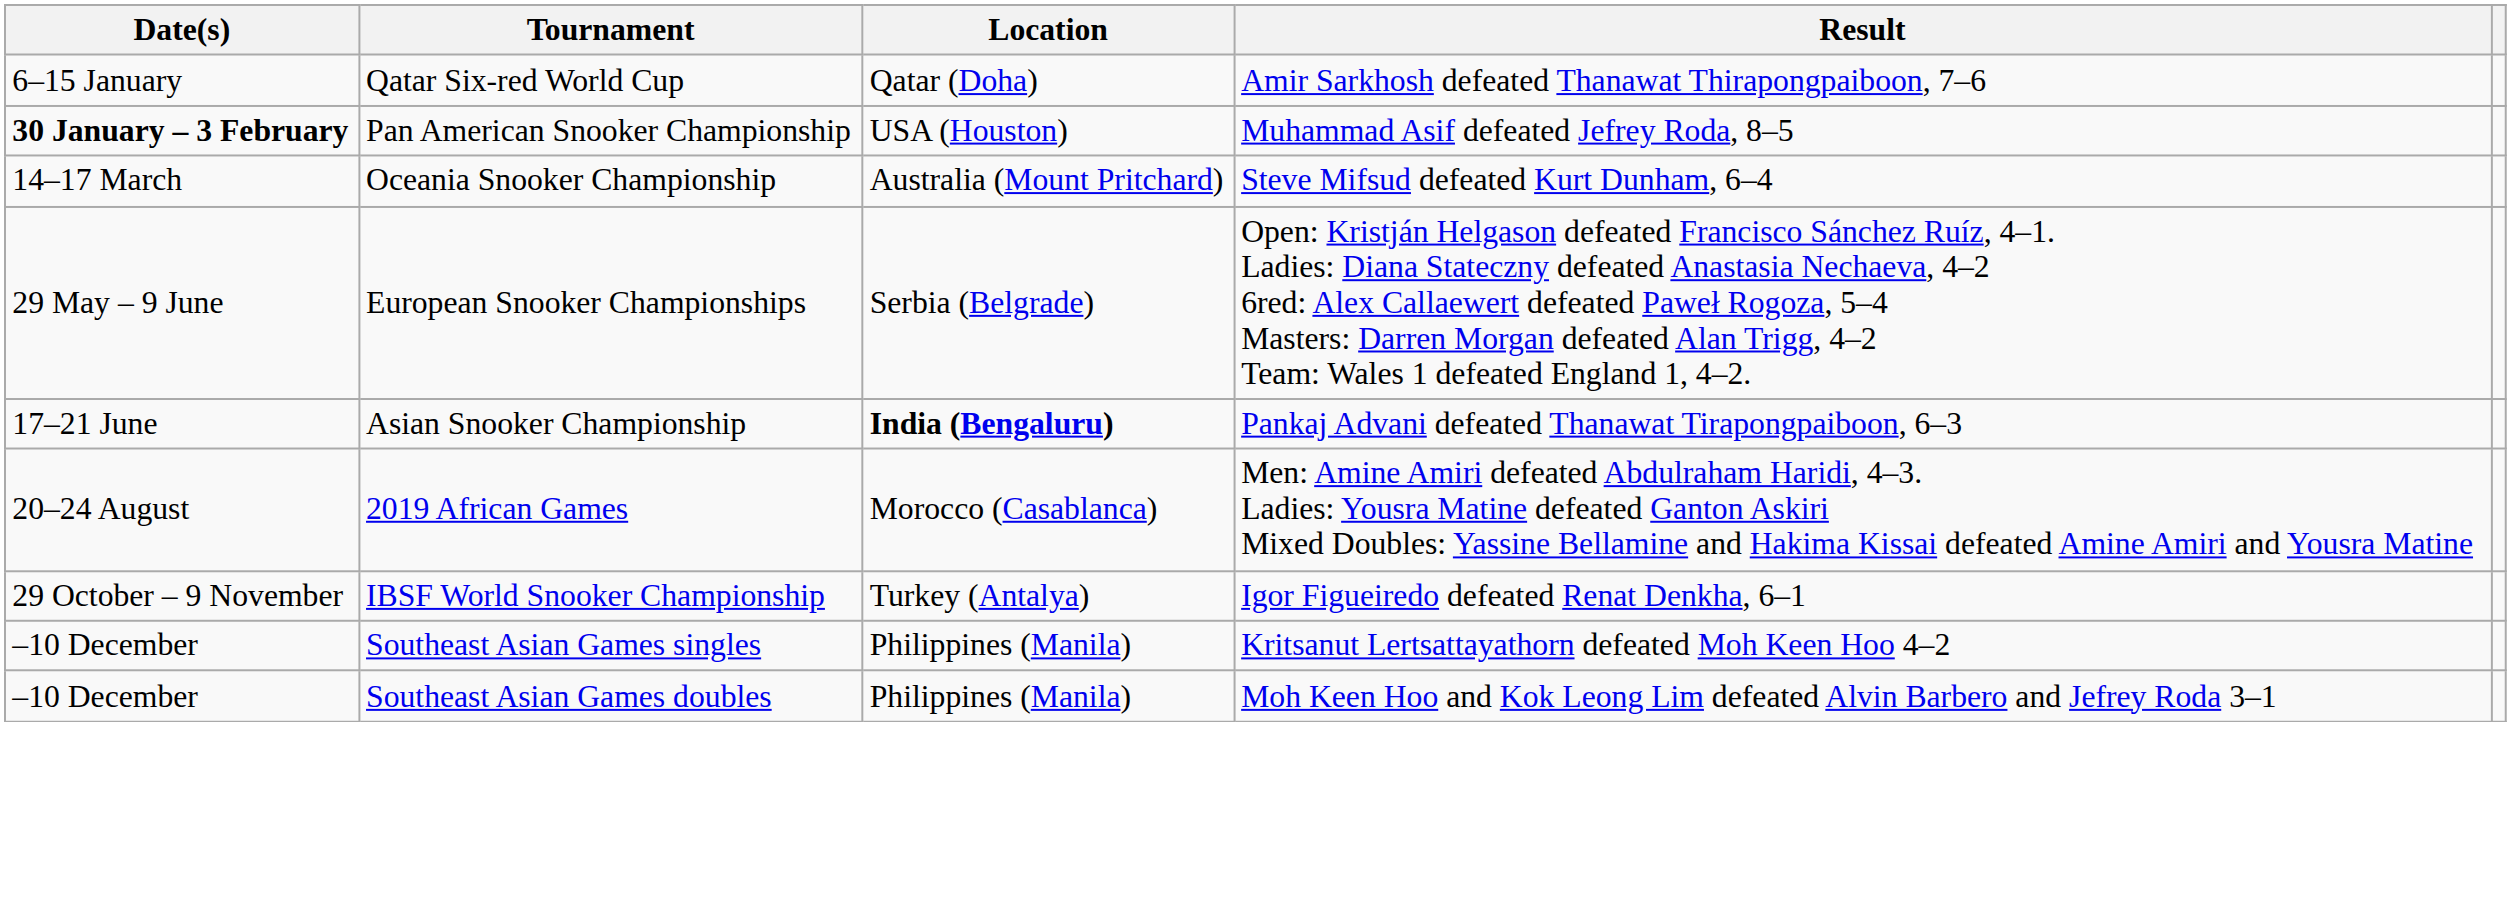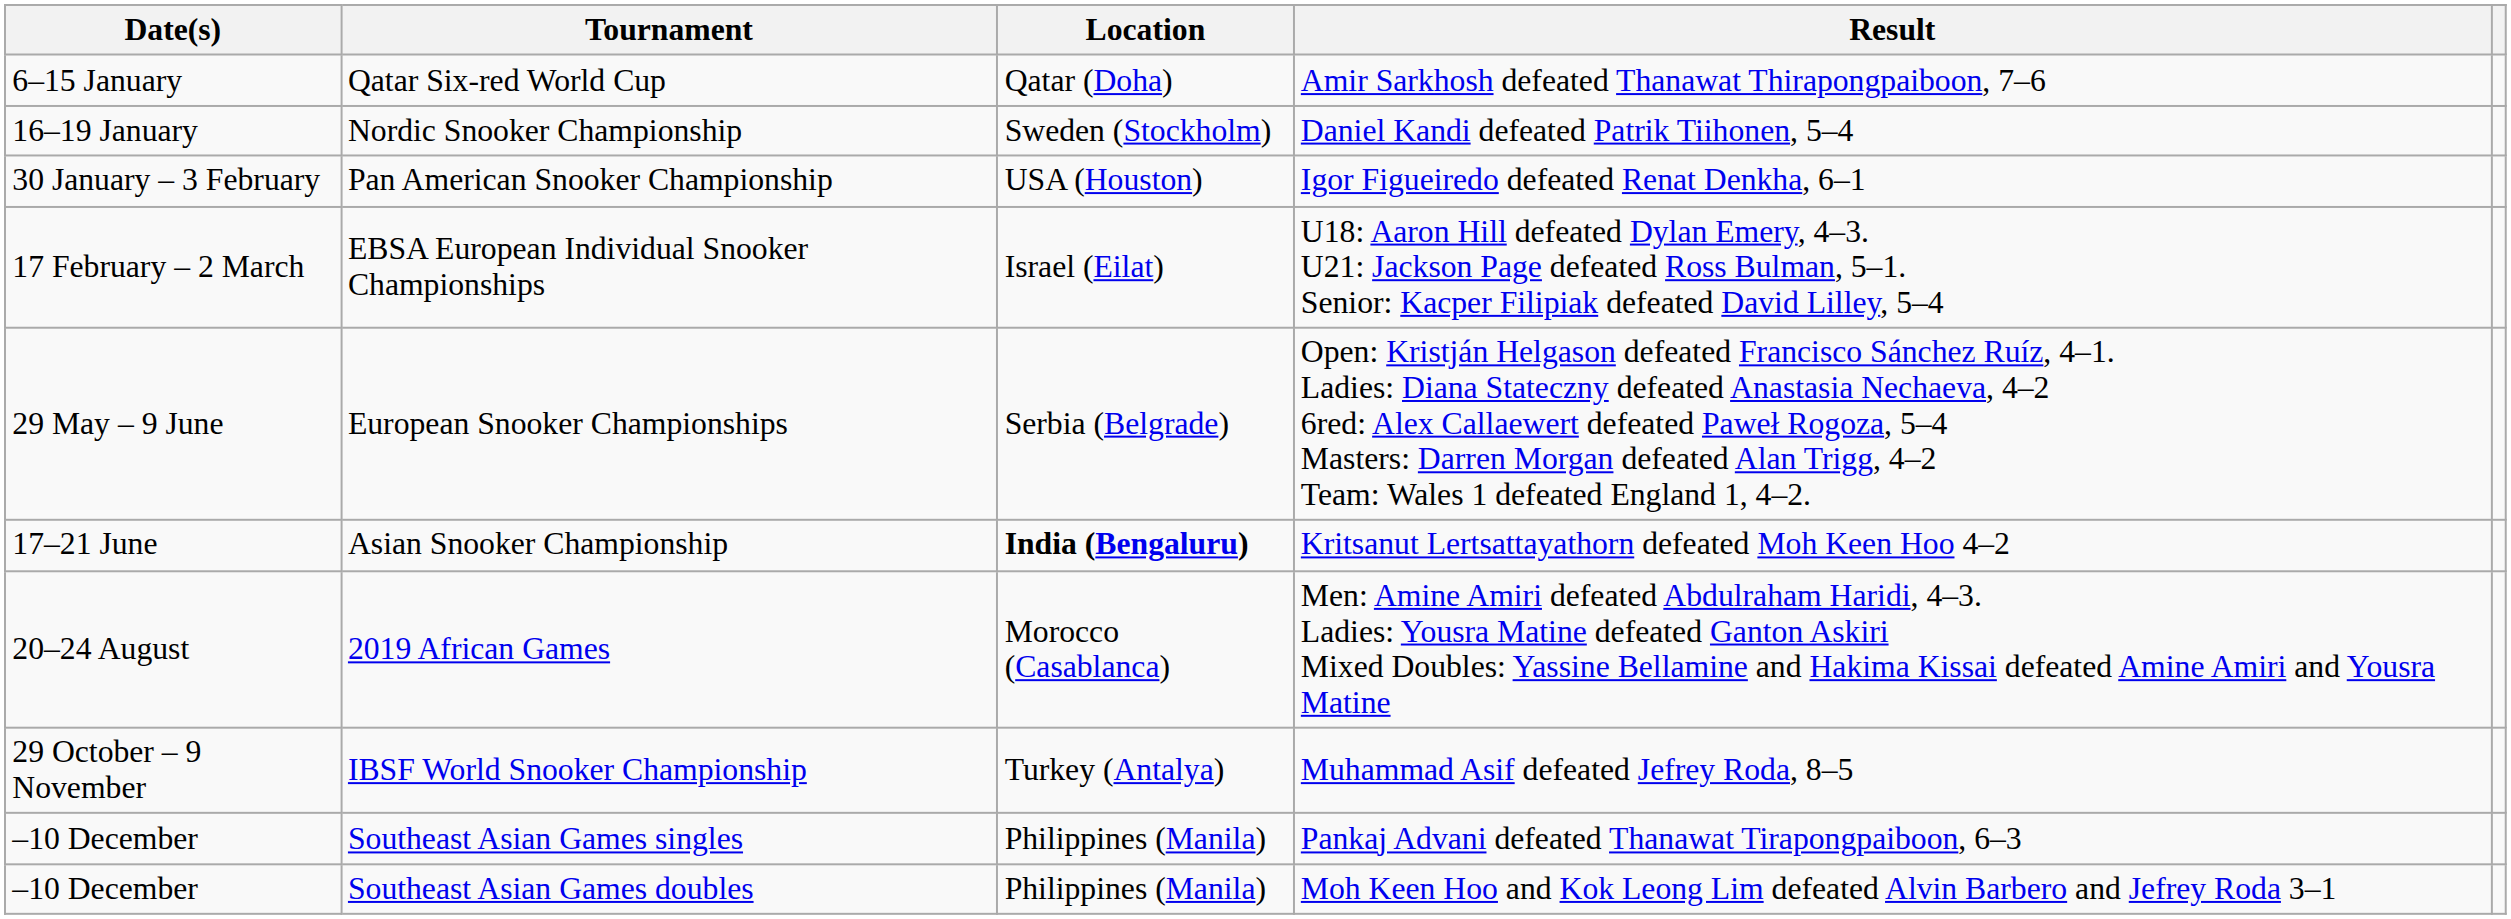+ row: (545, 130)
(180, 130) bold -> (166, 180) normal
(1517, 130) Muhammad Asif defeated Jefrey Roda, 8–5 -> (1583, 180) Igor Figueiredo defeated Renat Denkha, 6–1
+ row: (578, 266)
- row: (571, 180)
(1602, 423) Pankaj Advani defeated Thanawat Tirapongpaiboon, 6–3 -> (1655, 544) Kritsanut Lertsattayathorn defeated Moh Keen Hoo 4–2
(1524, 595) Igor Figueiredo defeated Renat Denkha, 6–1 -> (1577, 770) Muhammad Asif defeated Jefrey Roda, 8–5
(1596, 645) Kritsanut Lertsattayathorn defeated Moh Keen Hoo 4–2 -> (1661, 838) Pankaj Advani defeated Thanawat Tirapongpaiboon, 6–3
